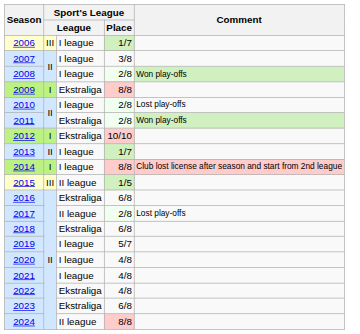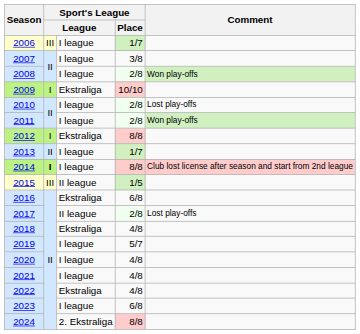(125, 90) 8/8 -> (131, 90) 10/10
(80, 121) Ekstraliga -> (76, 121) I league
(120, 136) 10/10 -> (136, 136) 8/8
(50, 167) normal -> (50, 167) bold
(125, 229) 6/8 -> (136, 229) 4/8
(80, 306) Ekstraliga -> (76, 306) I league
(78, 322) II league -> (86, 322) 2. Ekstraliga
